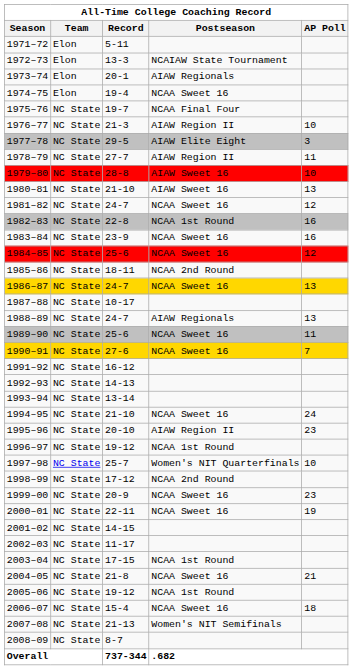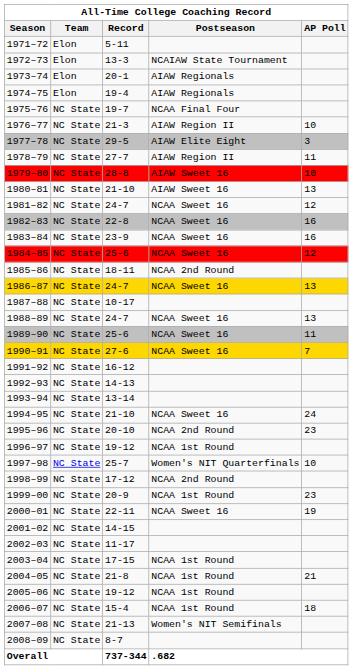(190, 93) NCAA Sweet 16 -> (193, 93) AIAW Regionals
(193, 222) NCAA 1st Round -> (190, 222) NCAA Sweet 16
(193, 318) AIAW Regionals -> (190, 318) NCAA Sweet 16
(193, 431) AIAW Region II -> (193, 431) NCAA 2nd Round
(190, 496) NCAA Sweet 16 -> (193, 496) NCAA 1st Round
(190, 576) NCAA Sweet 16 -> (193, 576) NCAA 1st Round
(190, 608) NCAA Sweet 16 -> (193, 608) NCAA 1st Round
